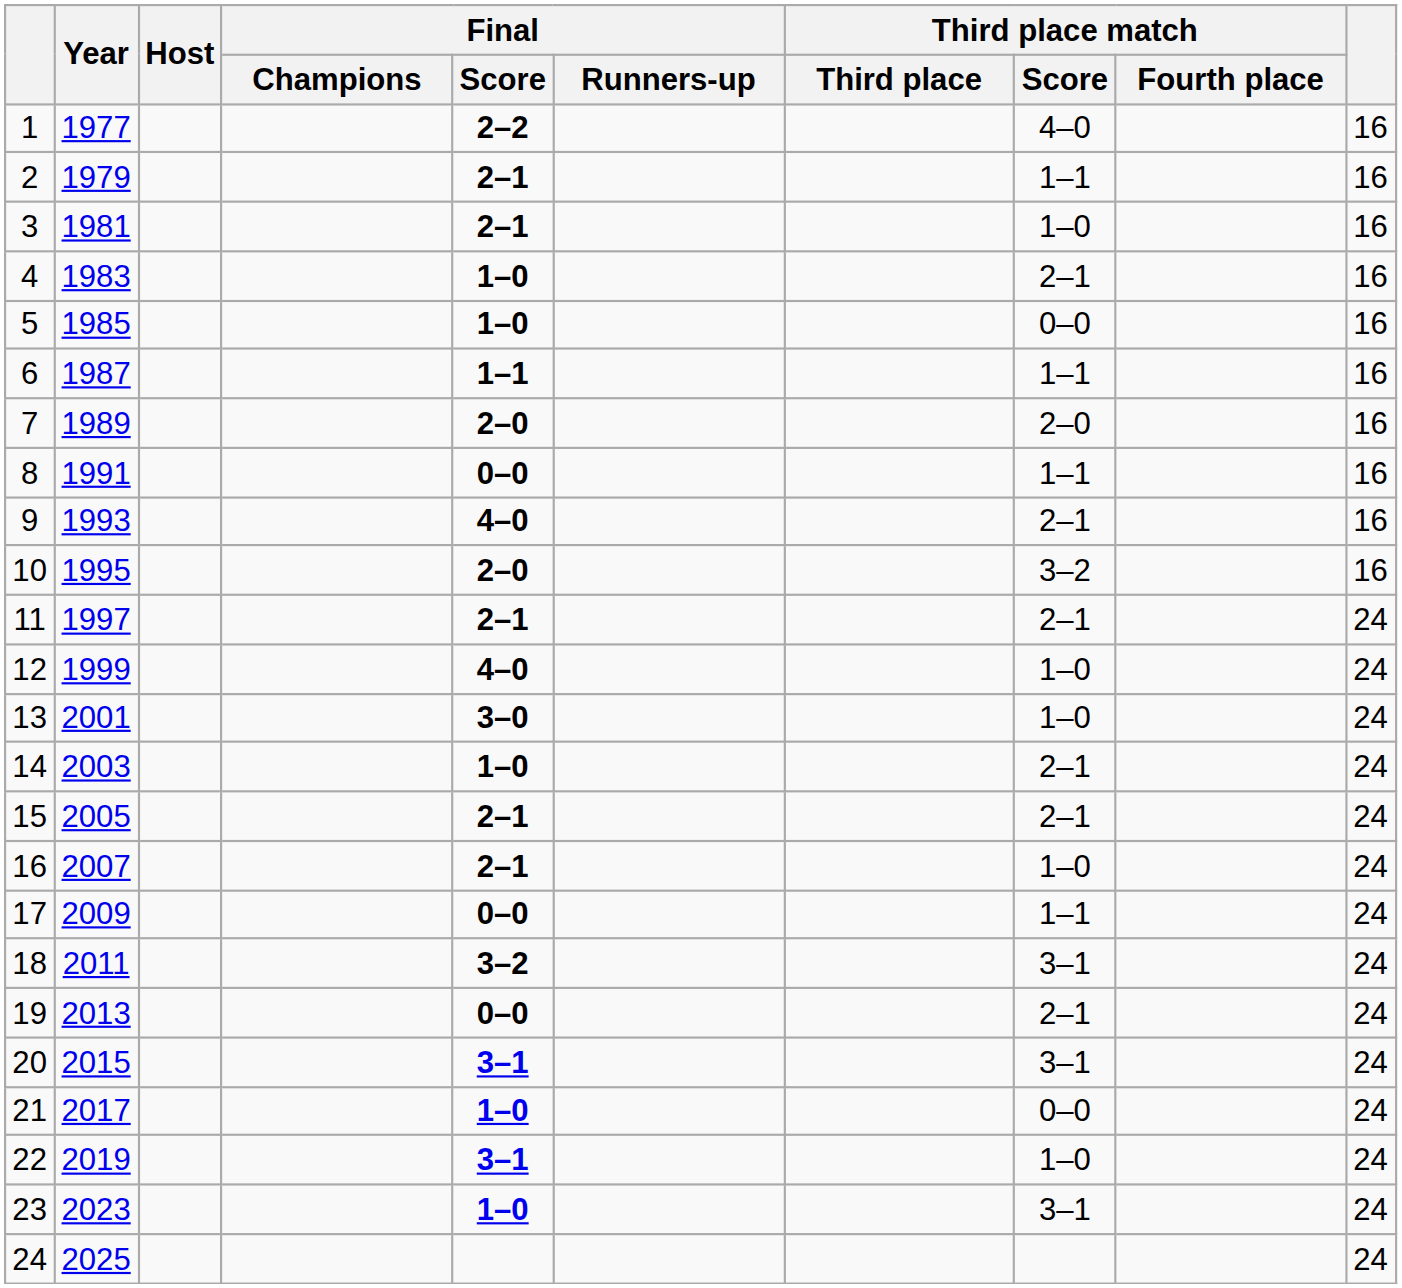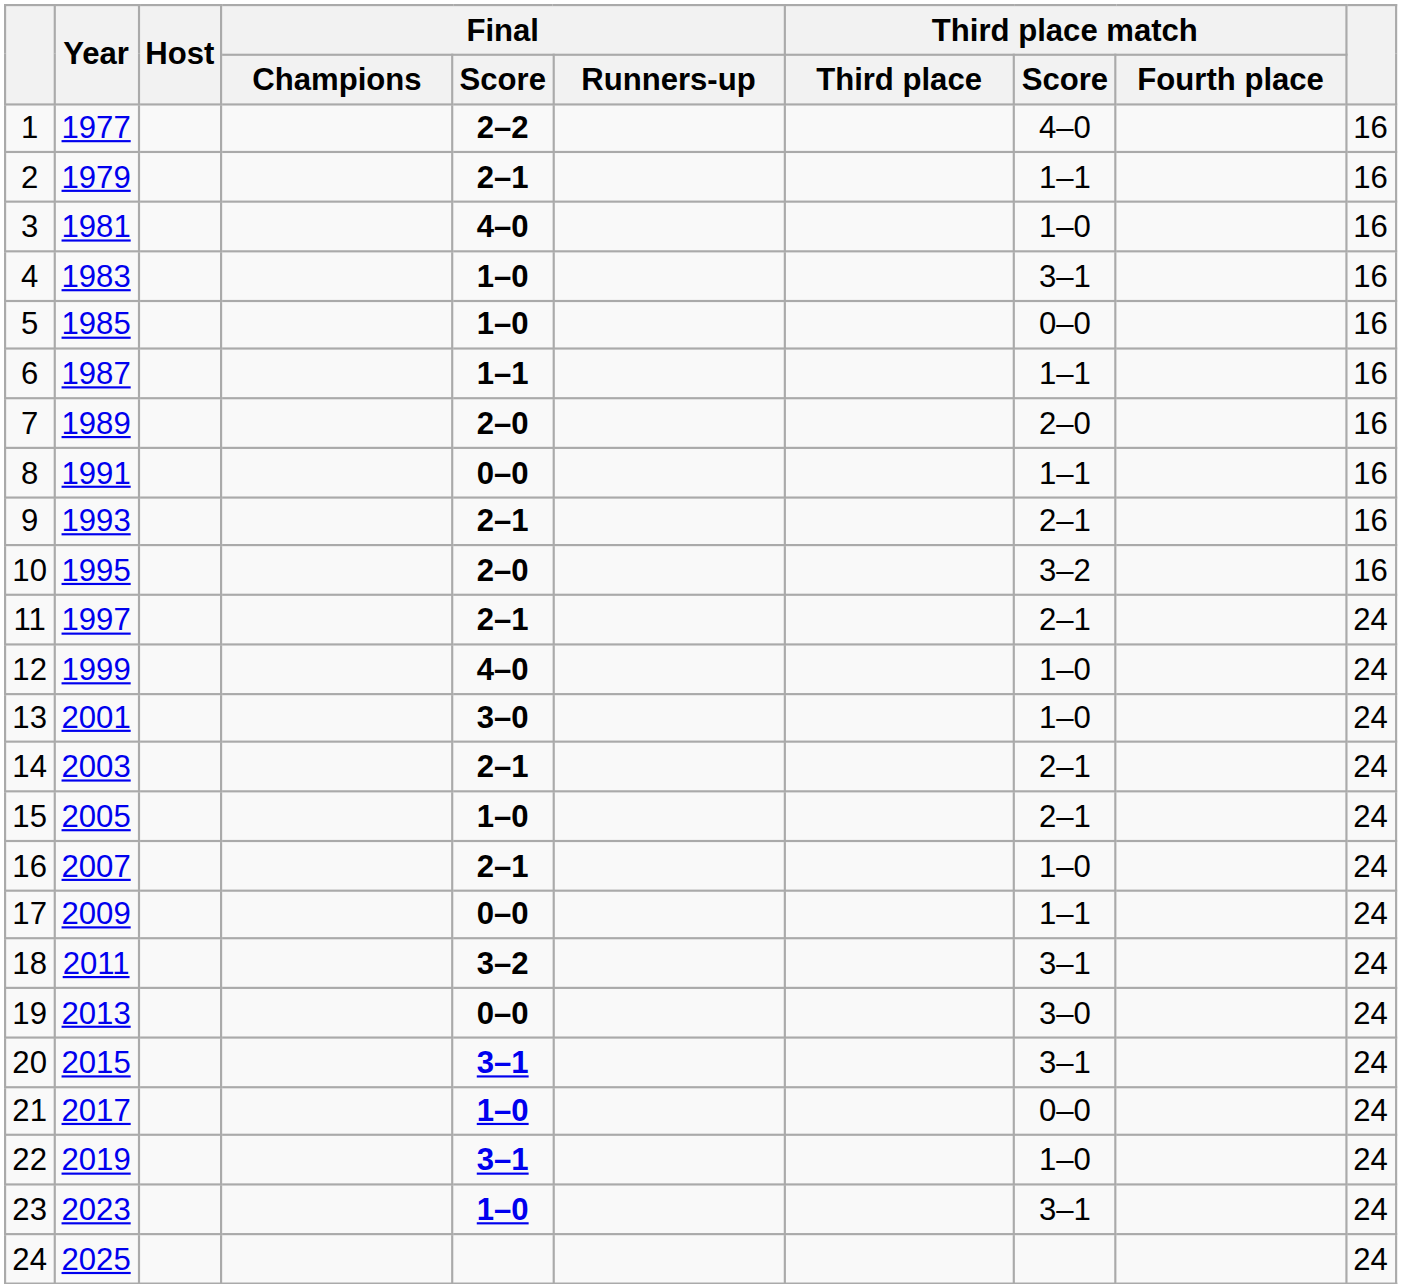(503, 227) 2–1 -> (503, 227) 4–0
(1065, 276) 2–1 -> (1065, 276) 3–1
(503, 521) 4–0 -> (503, 521) 2–1
(503, 767) 1–0 -> (503, 767) 2–1
(503, 816) 2–1 -> (503, 816) 1–0
(1065, 1013) 2–1 -> (1065, 1013) 3–0
